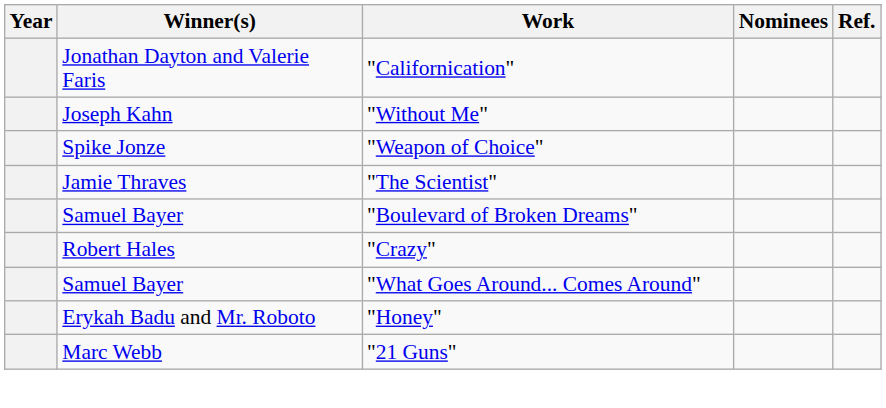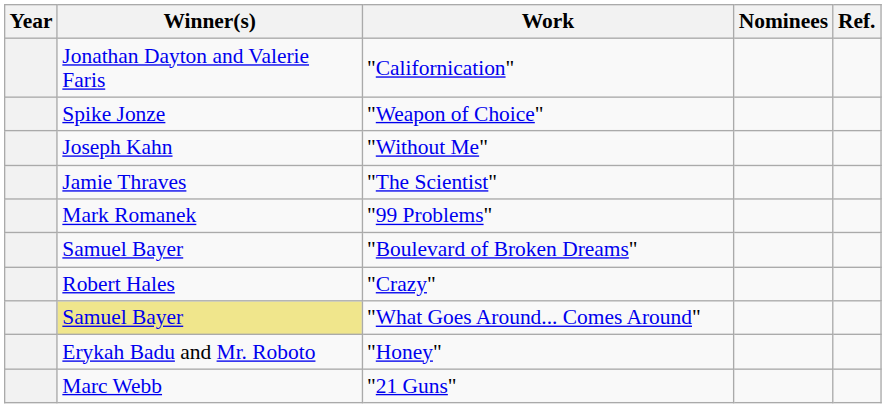rows swapped: (455, 147) <-> (427, 113)
+ row: (430, 215)
(123, 283) no background -> (123, 317) khaki background
